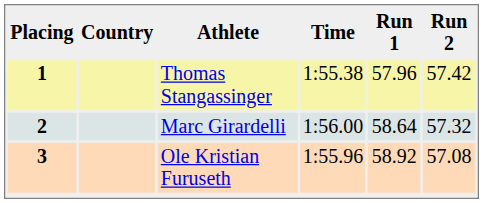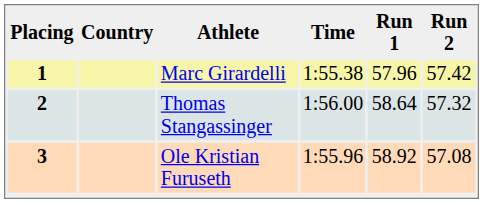(216, 85) Thomas Stangassinger -> (223, 73) Marc Girardelli
(223, 126) Marc Girardelli -> (216, 115) Thomas Stangassinger
